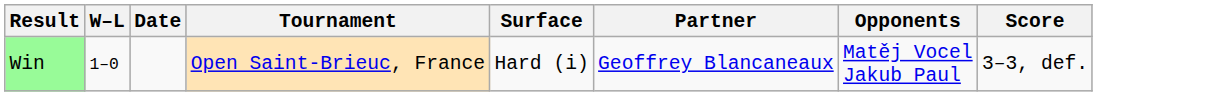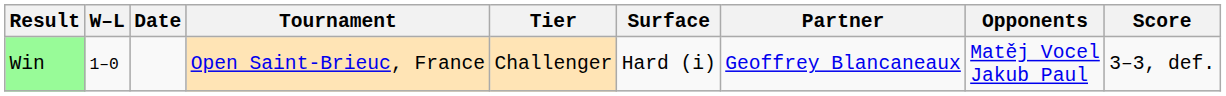+ column: (553, 21)
